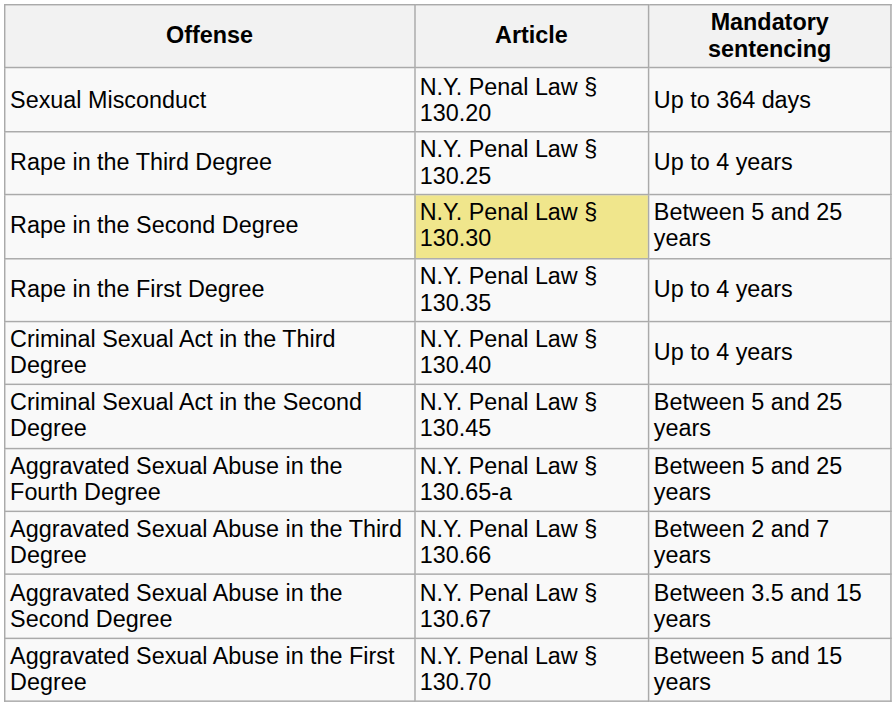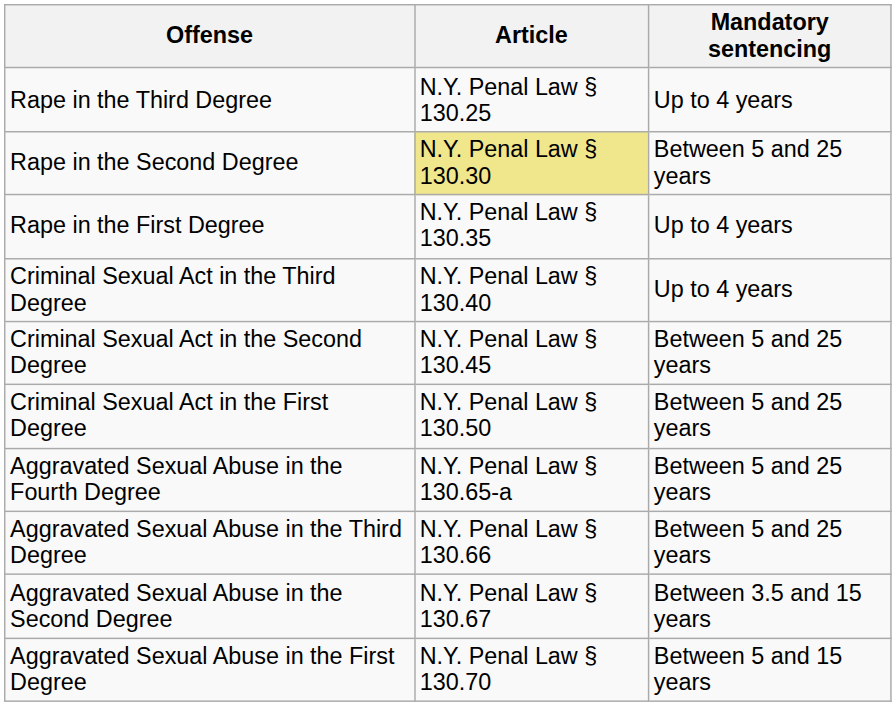- row: (108, 99)
+ row: (169, 416)
(742, 542) Between 2 and 7 years -> (748, 542) Between 5 and 25 years
